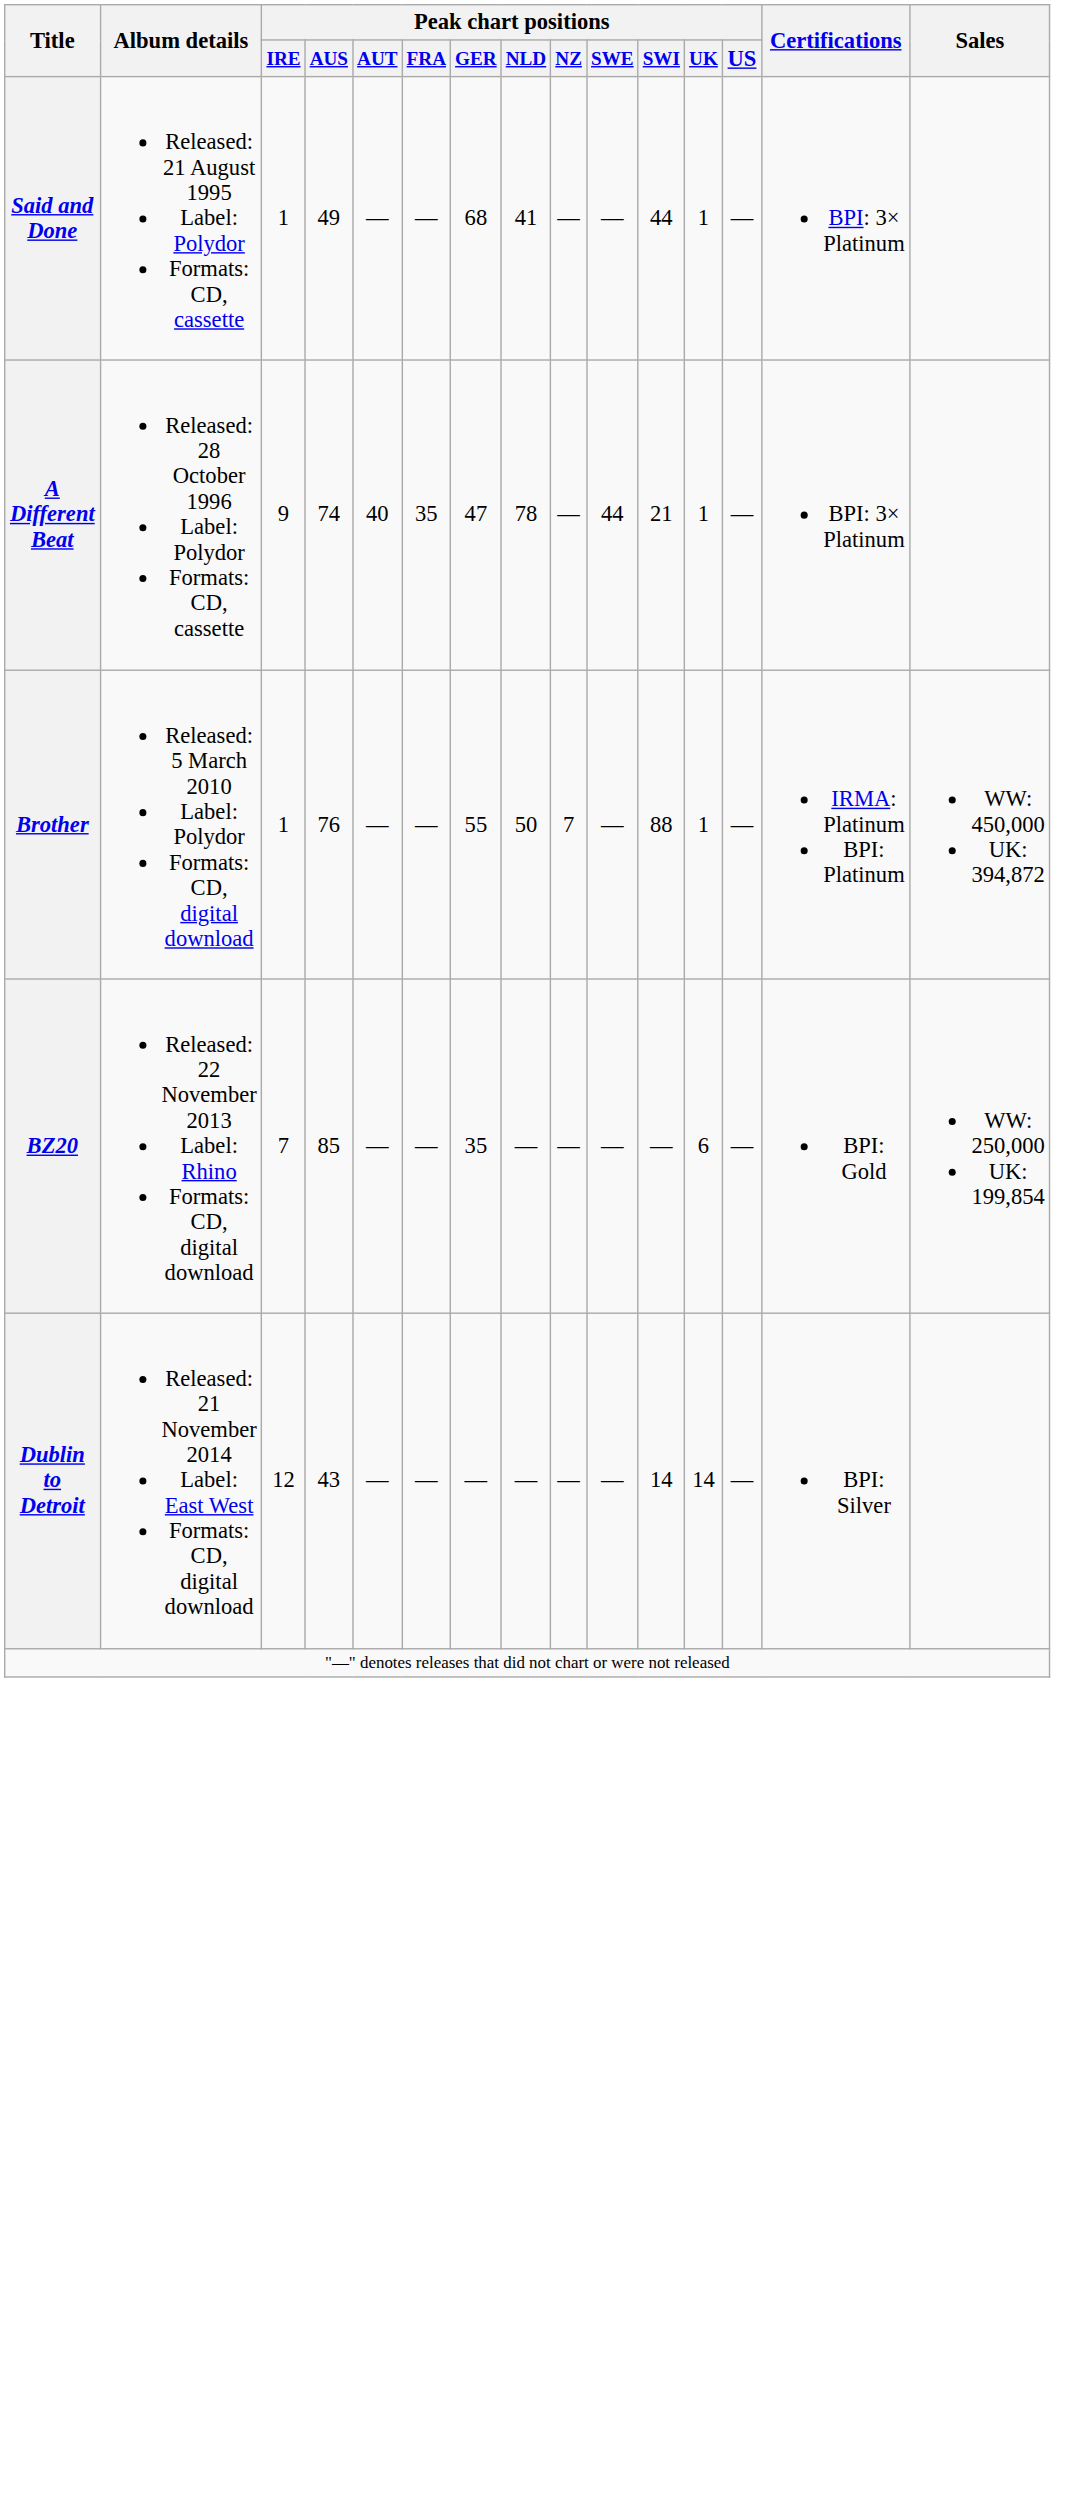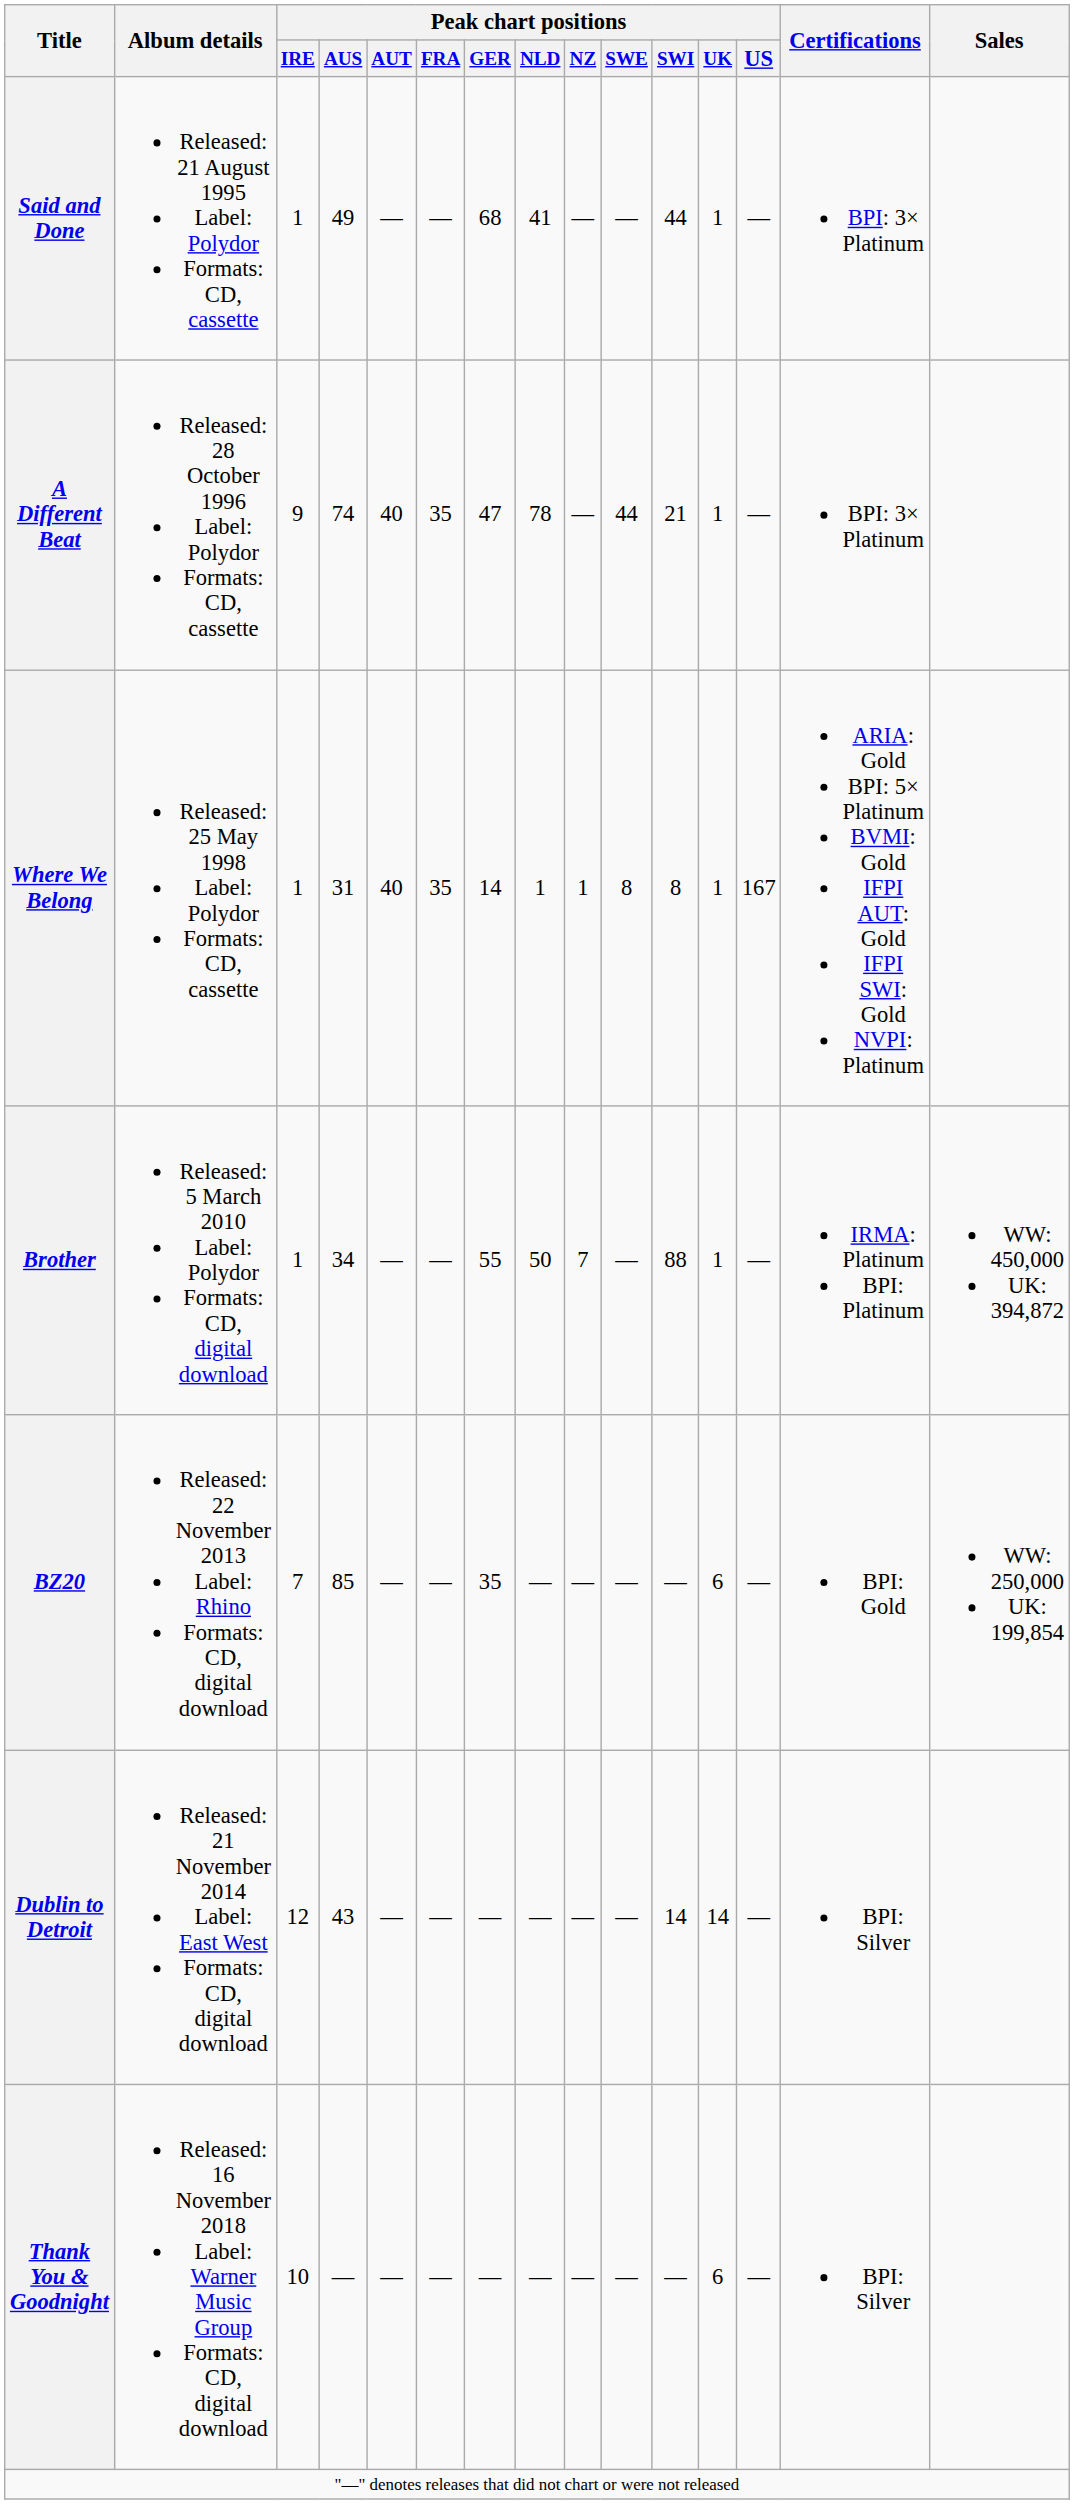+ row: (59, 887)
(329, 823) 76 -> (343, 1260) 34
+ row: (59, 2276)
